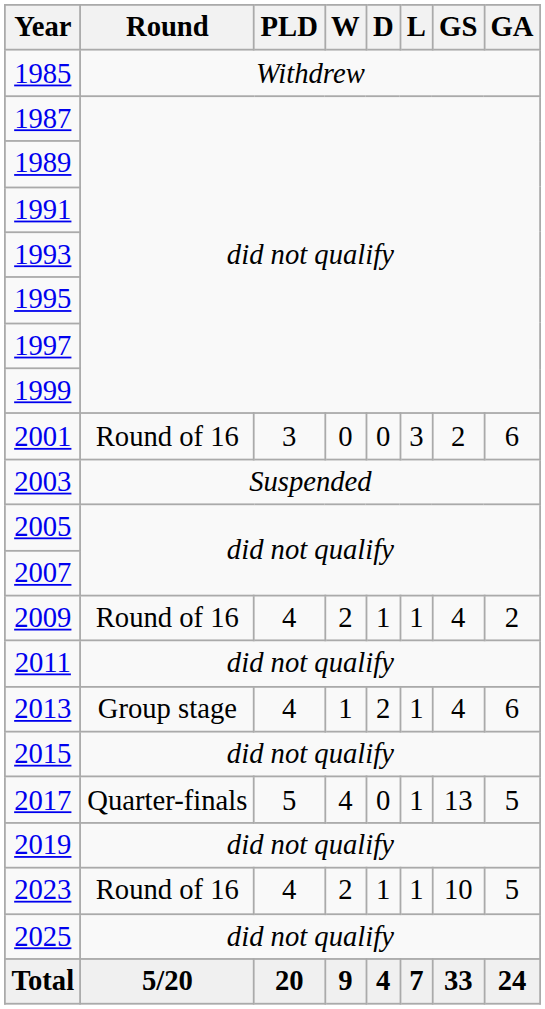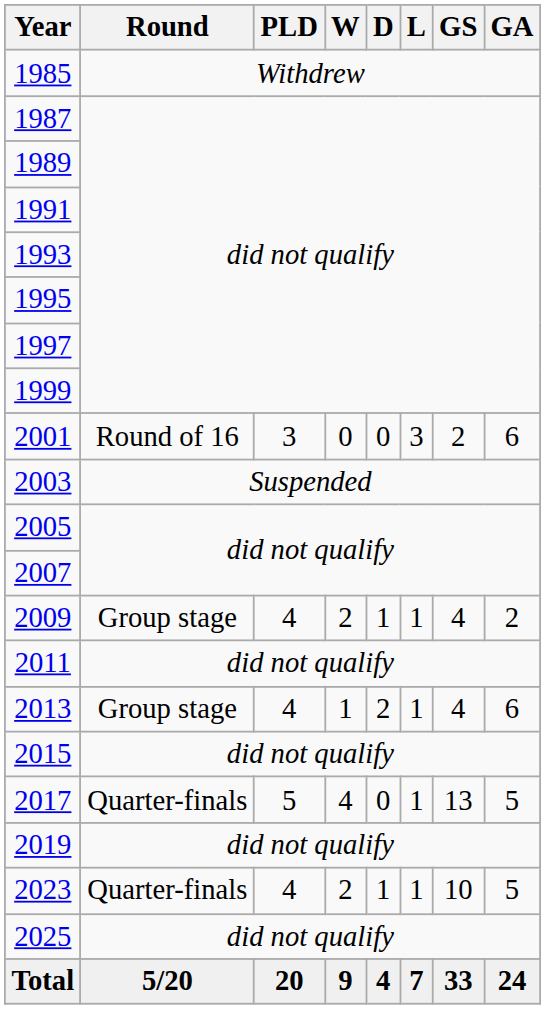(167, 617) Round of 16 -> (167, 617) Group stage
(167, 890) Round of 16 -> (167, 890) Quarter-finals
